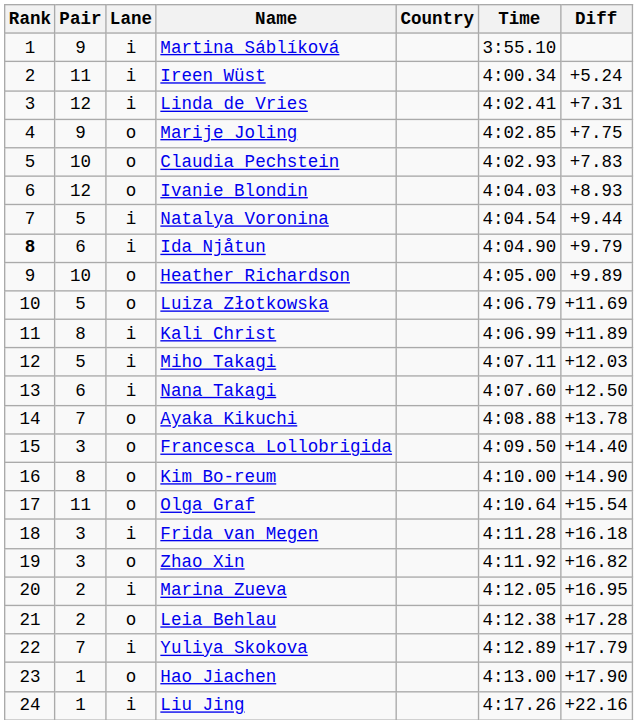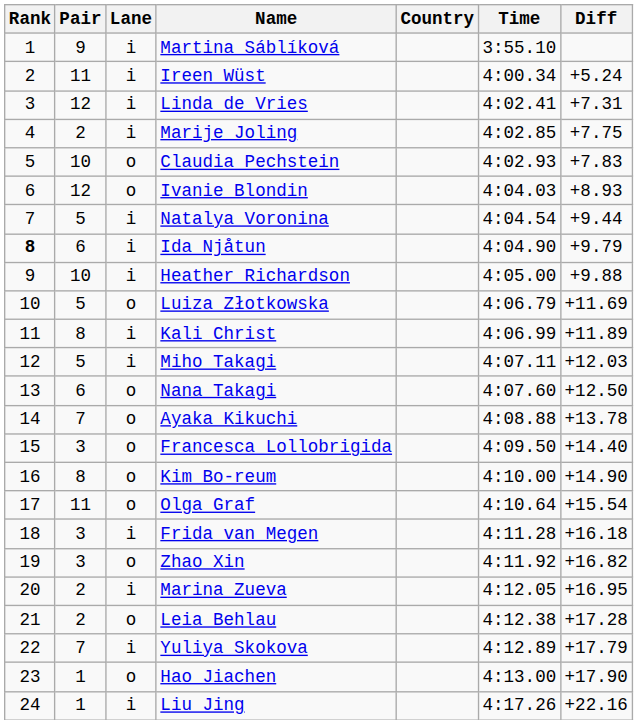(80, 133) 9 -> (80, 133) 2
(131, 133) o -> (131, 133) i
(131, 276) o -> (131, 276) i
(596, 276) +9.89 -> (596, 276) +9.88
(131, 391) i -> (131, 391) o
